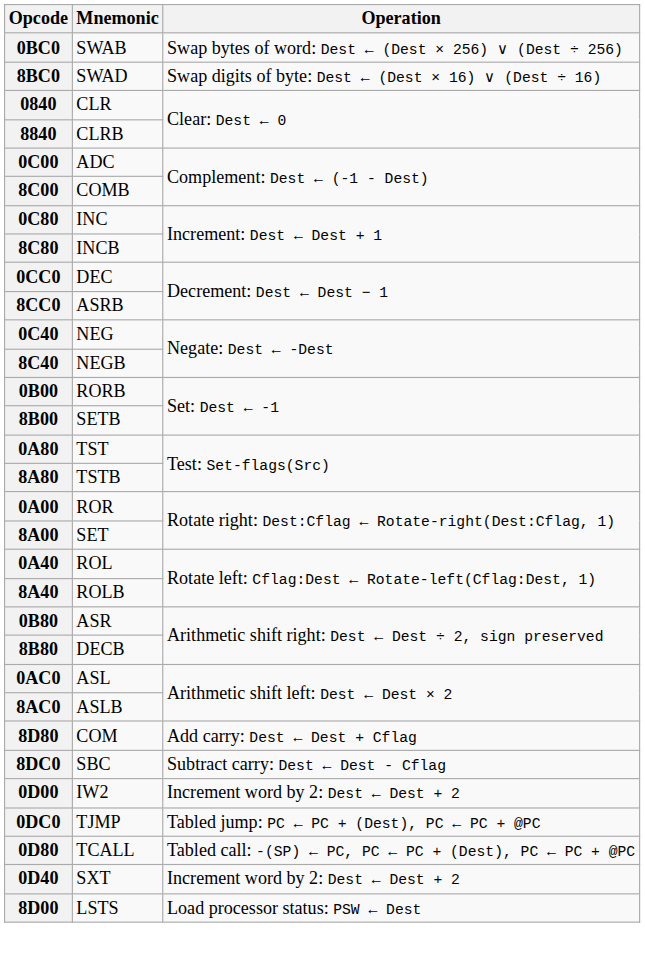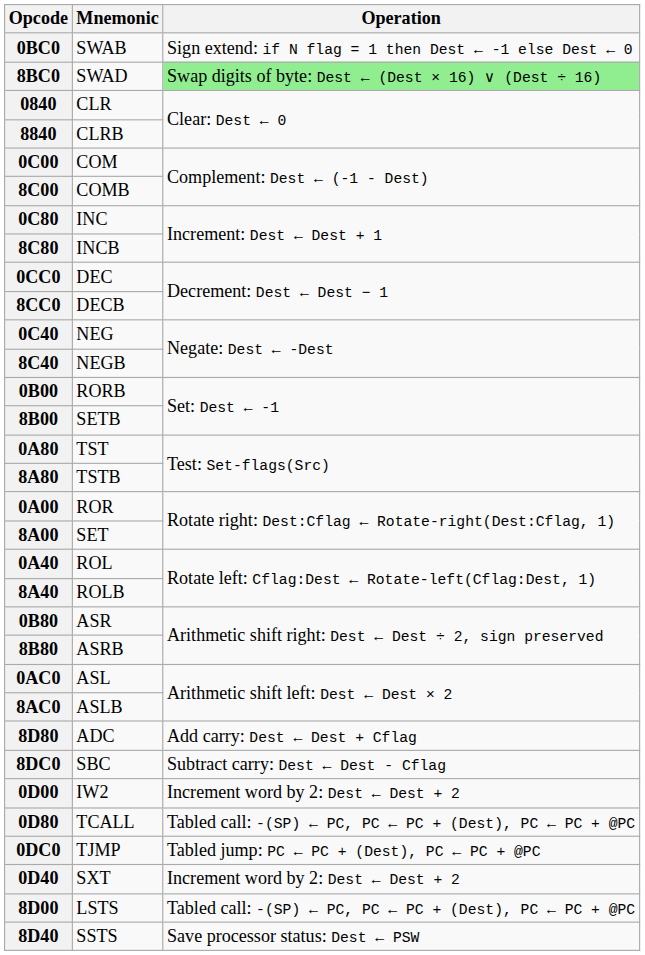(395, 48) Swap bytes of word: Dest ← (Dest × 256) ∨ (Dest ÷ 256) -> (400, 48) Sign extend: if N flag = 1 then Dest ← -1 else Dest ← 0
(384, 76) no background -> (384, 76) lightgreen background
(95, 162) ADC -> (97, 162) COM
(100, 305) ASRB -> (100, 305) DECB
(100, 649) DECB -> (100, 649) ASRB
(97, 735) COM -> (95, 735) ADC
rows swapped: (38, 821) <-> (38, 850)
(294, 908) Load processor status: PSW ← Dest -> (401, 908) Tabled call: -(SP) ← PC, PC ← PC + (Dest), PC ← PC + @PC
+ row: (38, 936)
